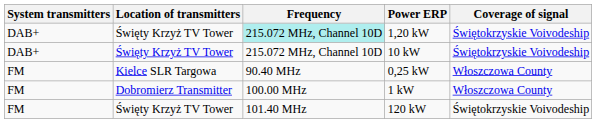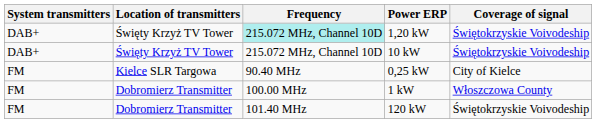(502, 71) Włoszczowa County -> (487, 71) City of Kielce
(174, 109) Święty Krzyż TV Tower -> (174, 109) Dobromierz Transmitter
